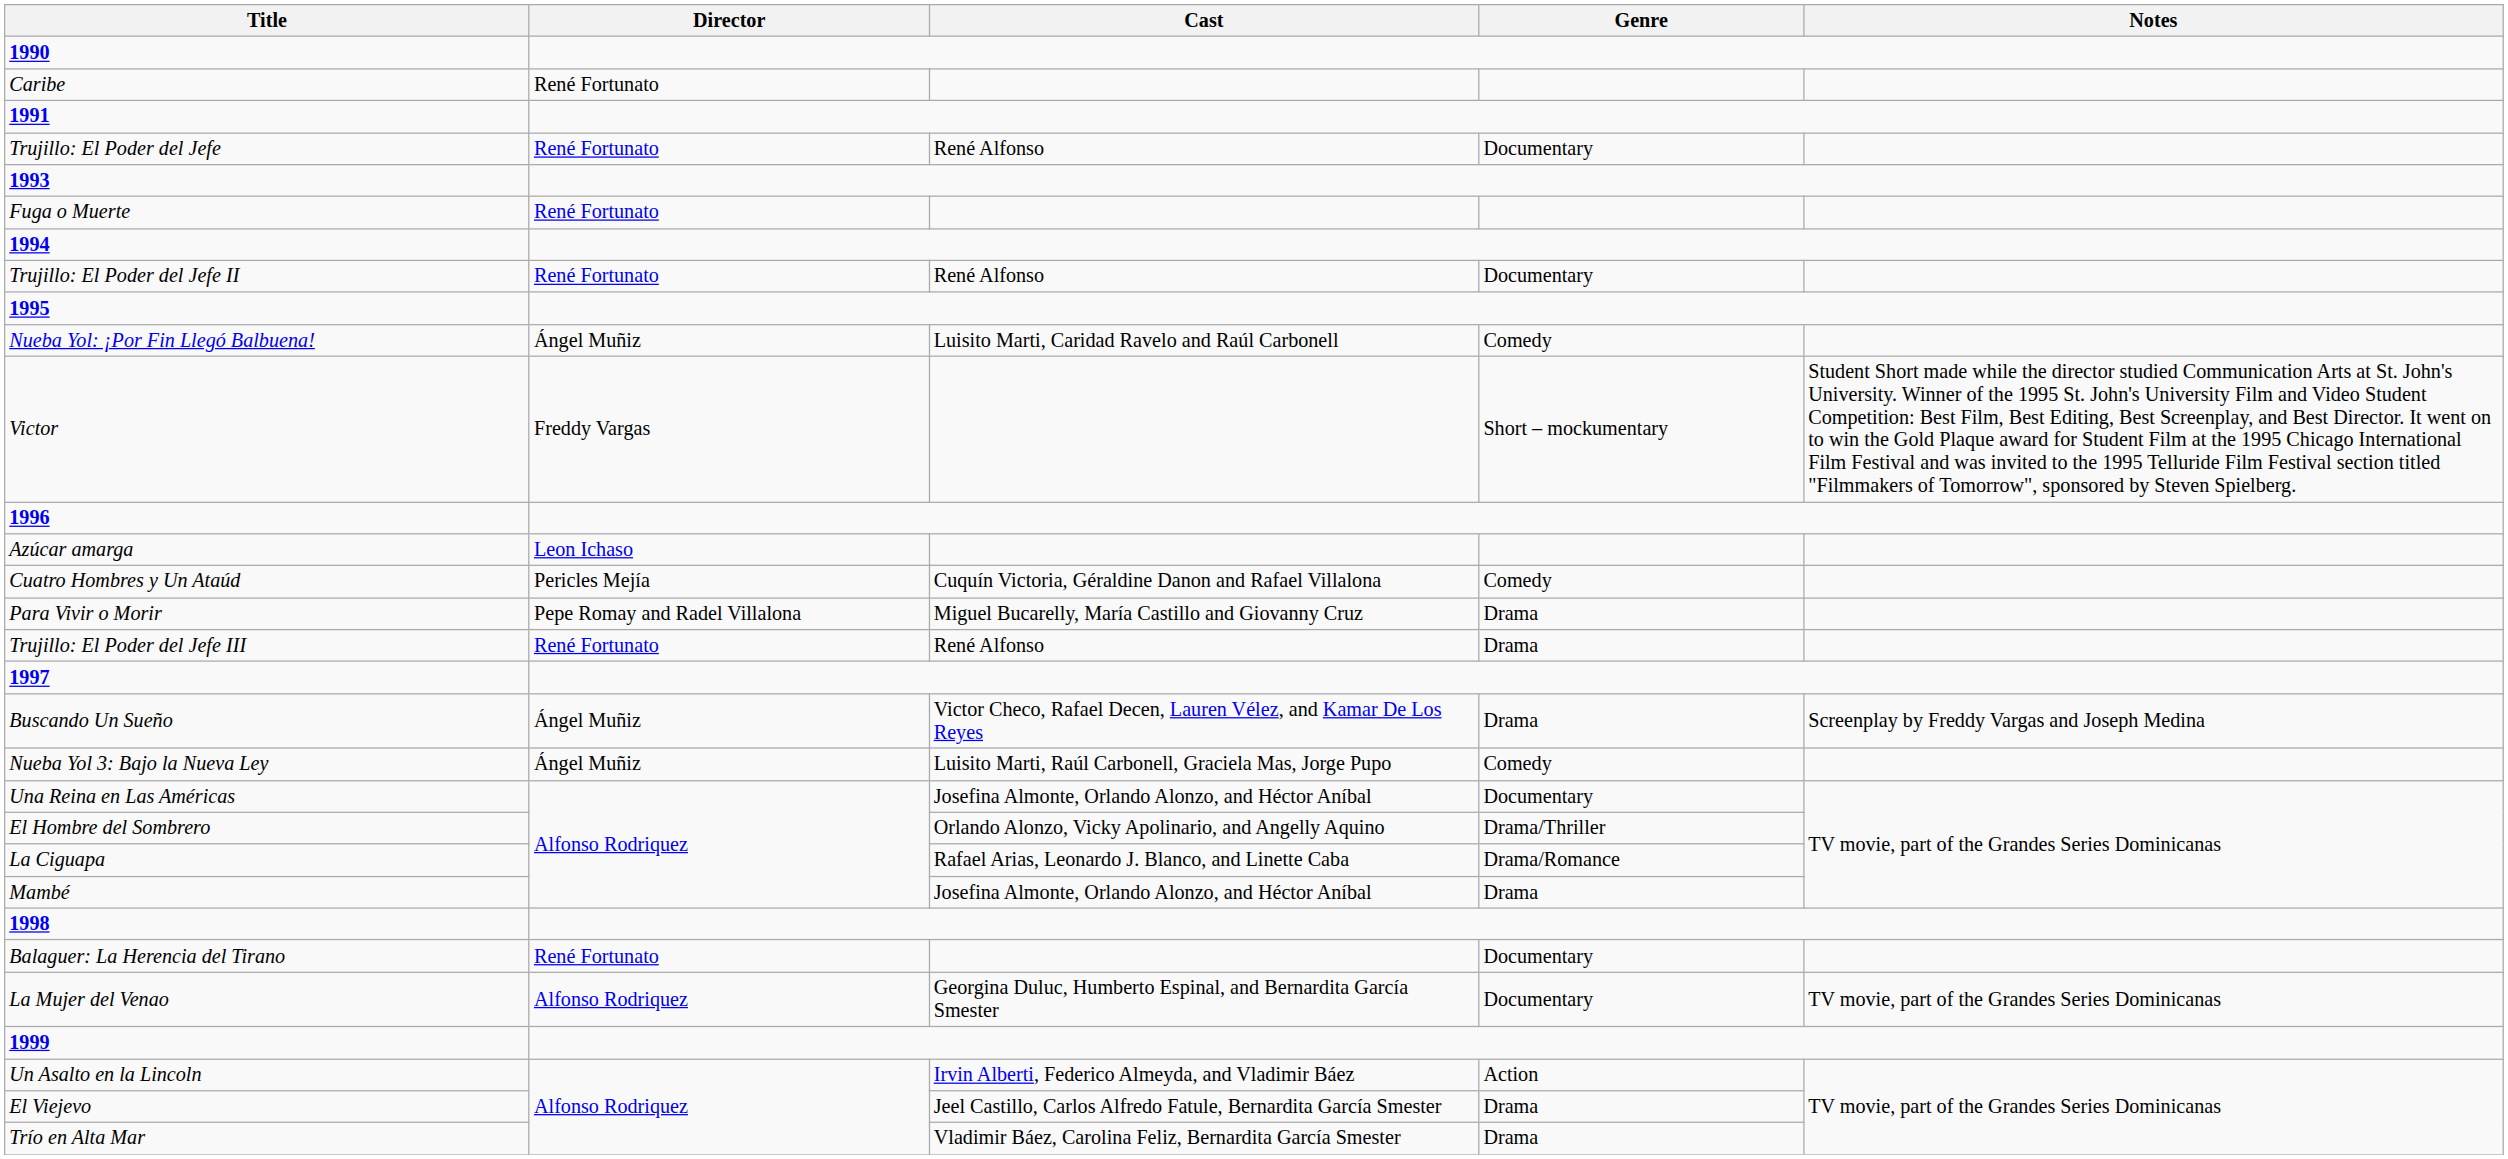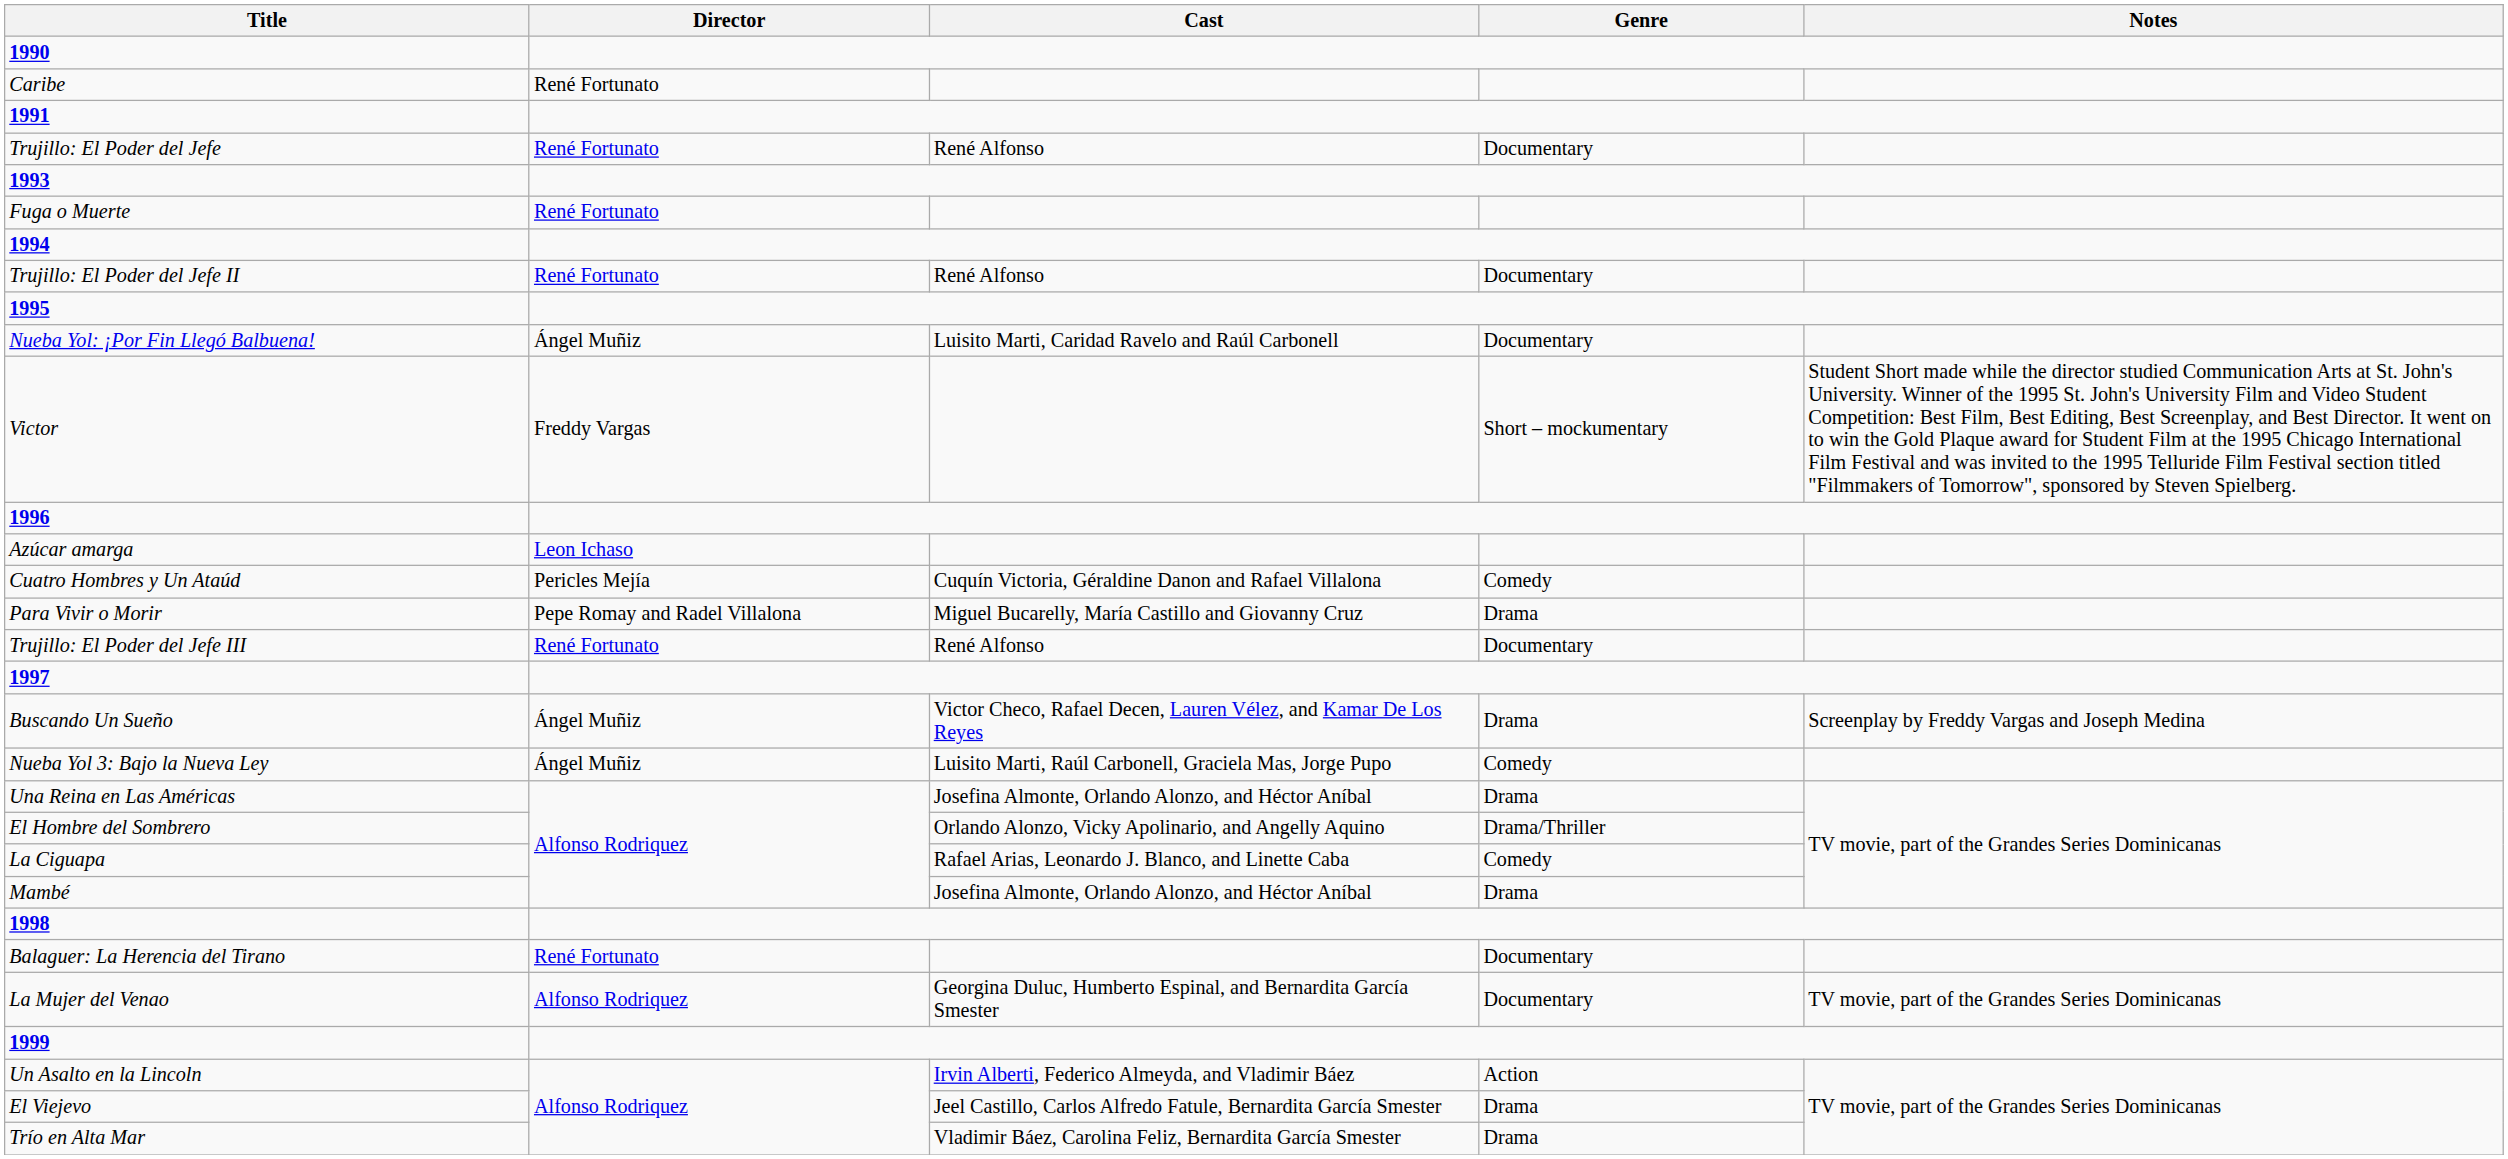(1518, 340) Comedy -> (1538, 340) Documentary
(1511, 645) Drama -> (1538, 645) Documentary
(1538, 796) Documentary -> (1511, 796) Drama
(1552, 859) Drama/Romance -> (1518, 859) Comedy
